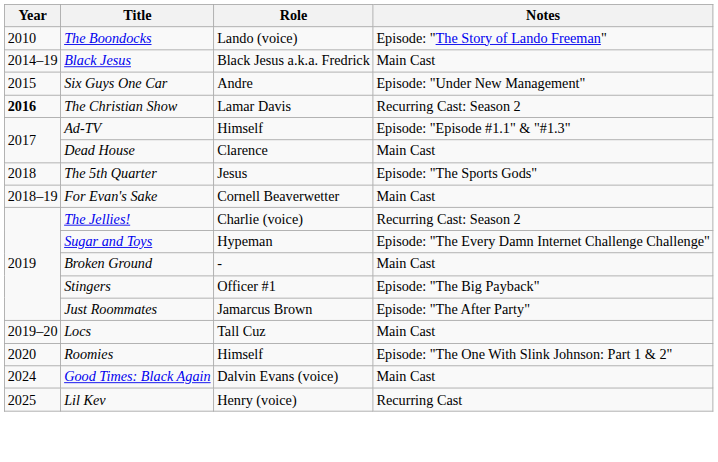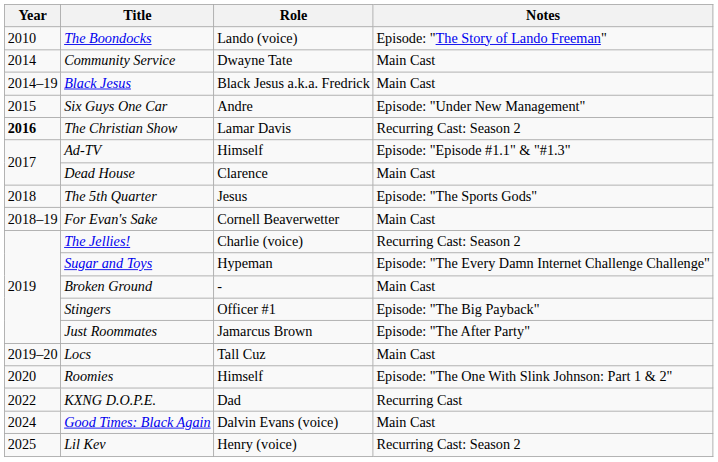+ row: (120, 60)
+ row: (110, 399)
(419, 399) Recurring Cast -> (449, 444) Recurring Cast: Season 2
